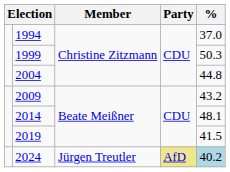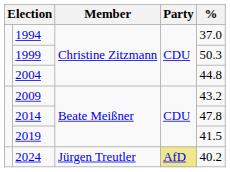(211, 116) 48.1 -> (211, 116) 47.8
(211, 156) lightblue background -> (211, 156) no background
